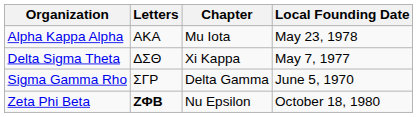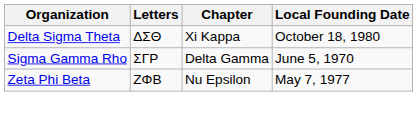- row: (65, 36)
(312, 58) May 7, 1977 -> (328, 36) October 18, 1980
(148, 101) bold -> (147, 79) normal
(328, 101) October 18, 1980 -> (312, 79) May 7, 1977
